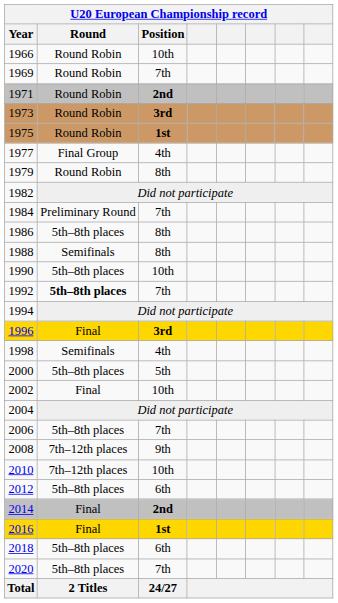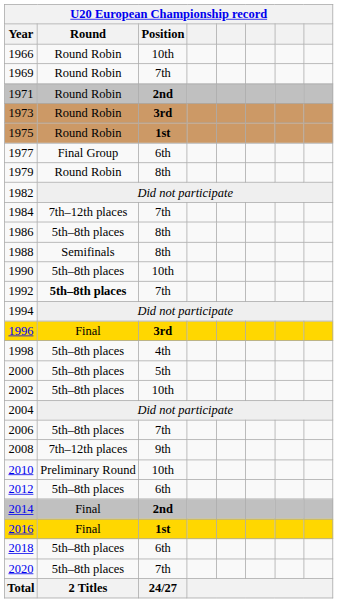(163, 152) 4th -> (163, 152) 6th
(88, 212) Preliminary Round -> (88, 212) 7th–12th places
(88, 350) Semifinals -> (88, 350) 5th–8th places
(88, 390) Final -> (88, 390) 5th–8th places
(88, 469) 7th–12th places -> (88, 469) Preliminary Round
